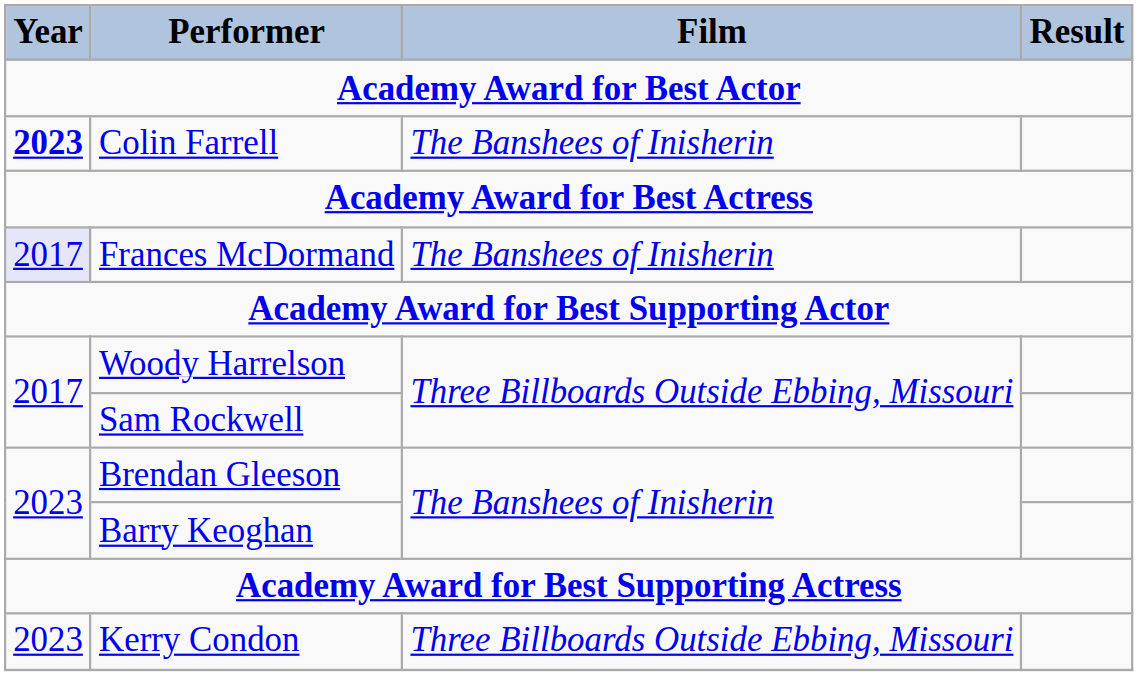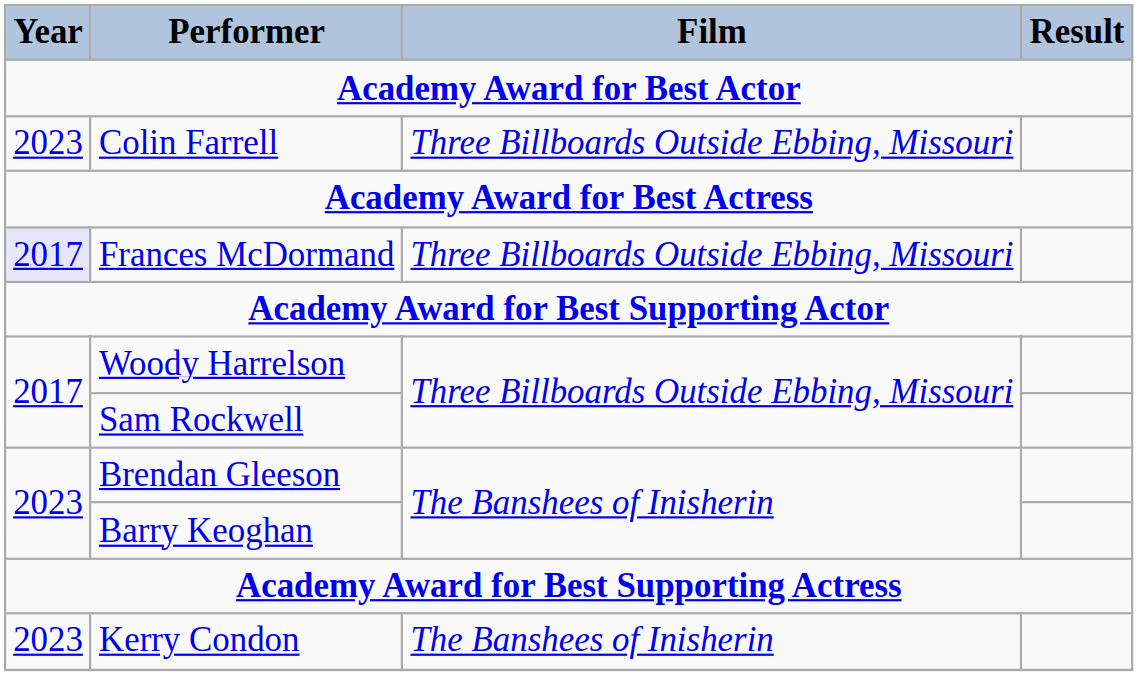(48, 142) bold -> (48, 142) normal
(592, 142) The Banshees of Inisherin -> (712, 142) Three Billboards Outside Ebbing, Missouri
(592, 253) The Banshees of Inisherin -> (712, 253) Three Billboards Outside Ebbing, Missouri
(712, 640) Three Billboards Outside Ebbing, Missouri -> (592, 640) The Banshees of Inisherin
